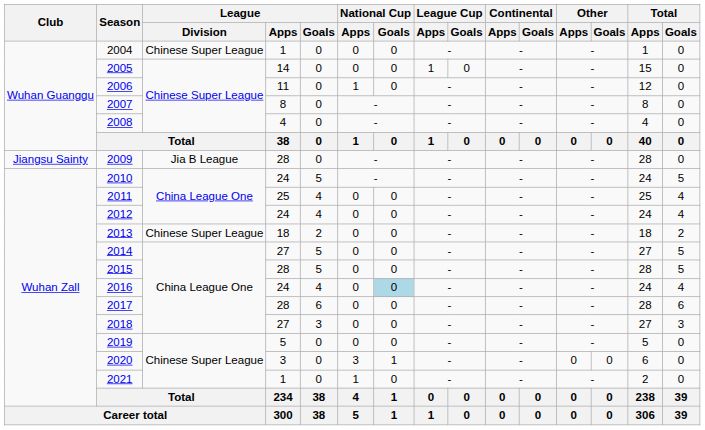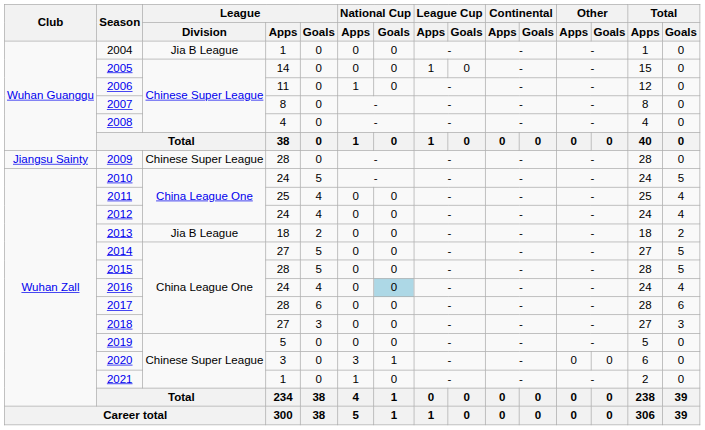(204, 50) Chinese Super League -> (204, 50) Jia B League
(204, 159) Jia B League -> (204, 159) Chinese Super League
(204, 232) Chinese Super League -> (204, 232) Jia B League
